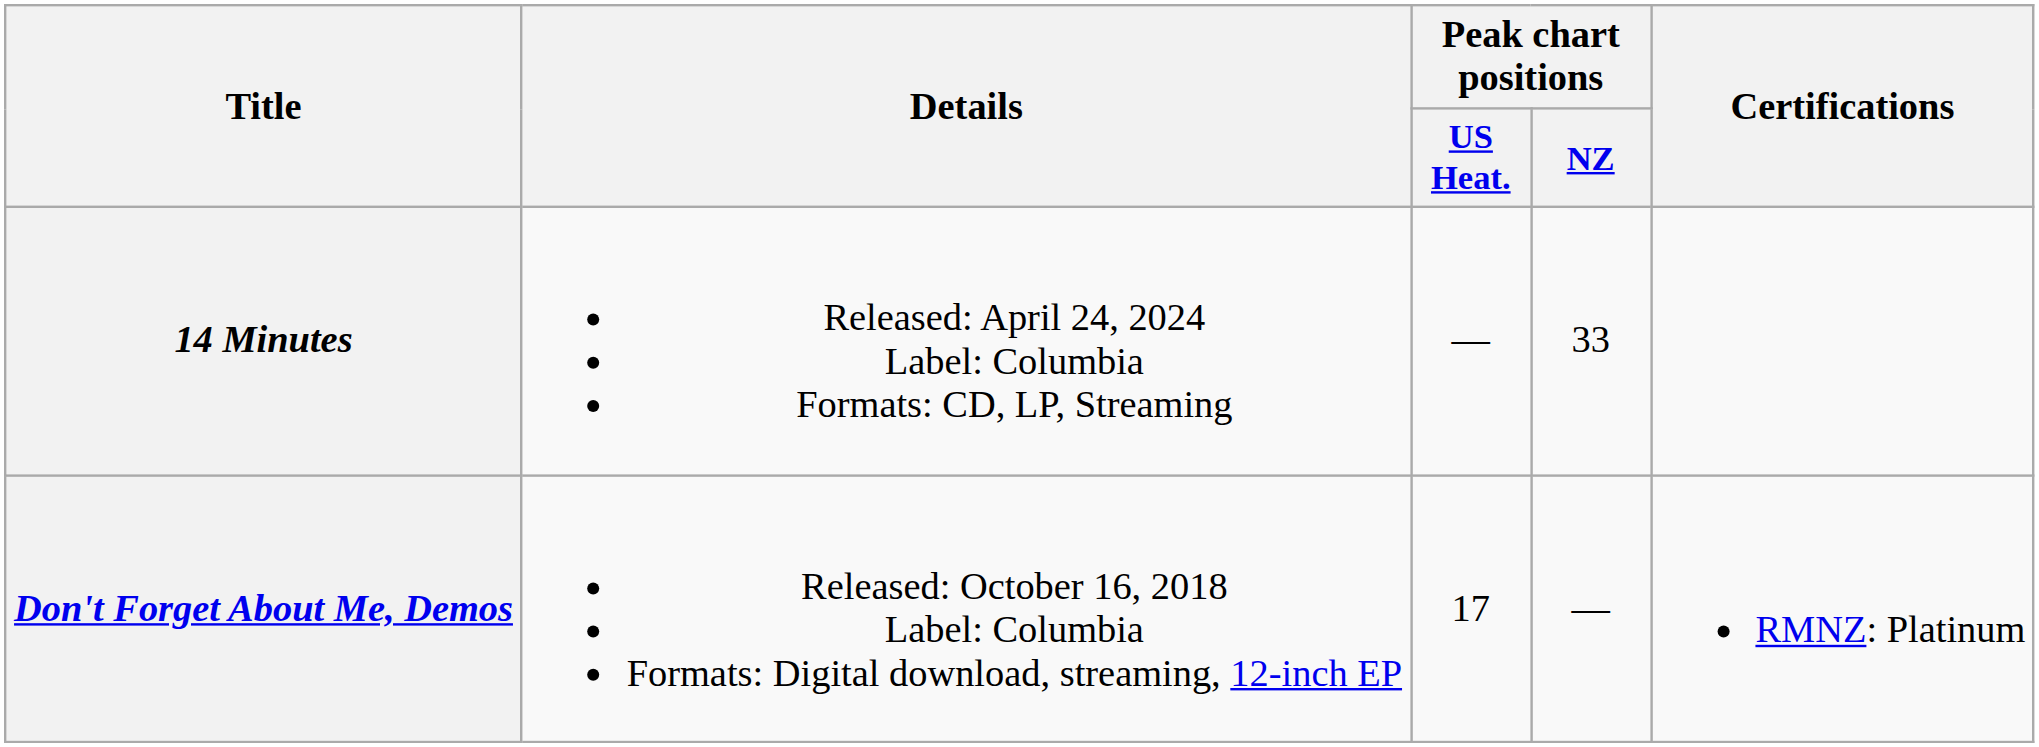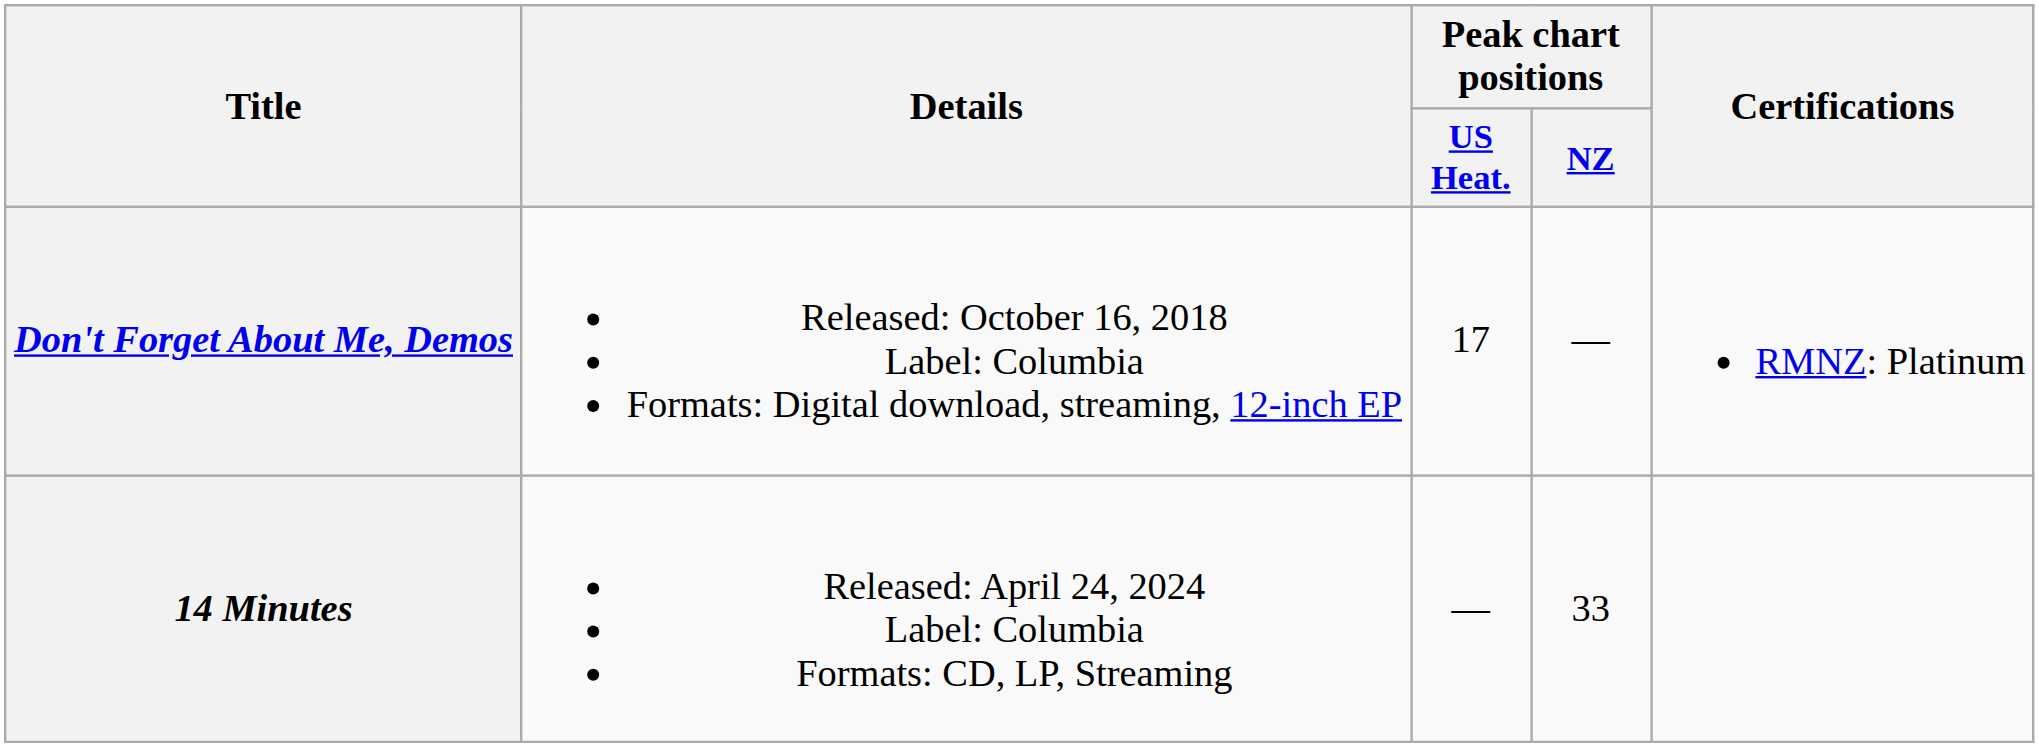rows swapped: (264, 607) <-> (264, 340)
